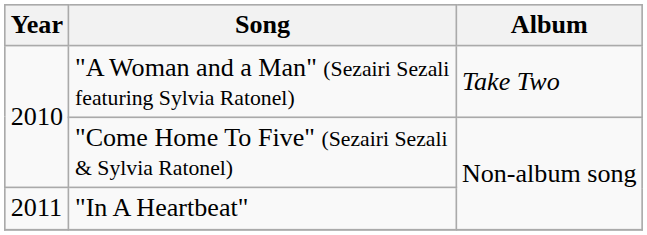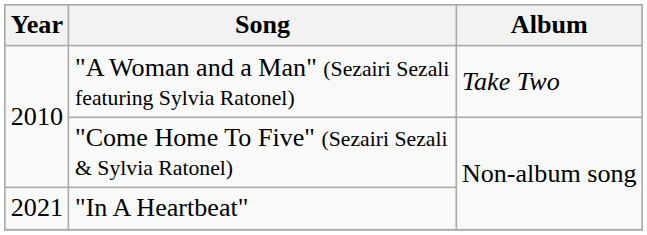(36, 207) 2011 -> (37, 207) 2021
